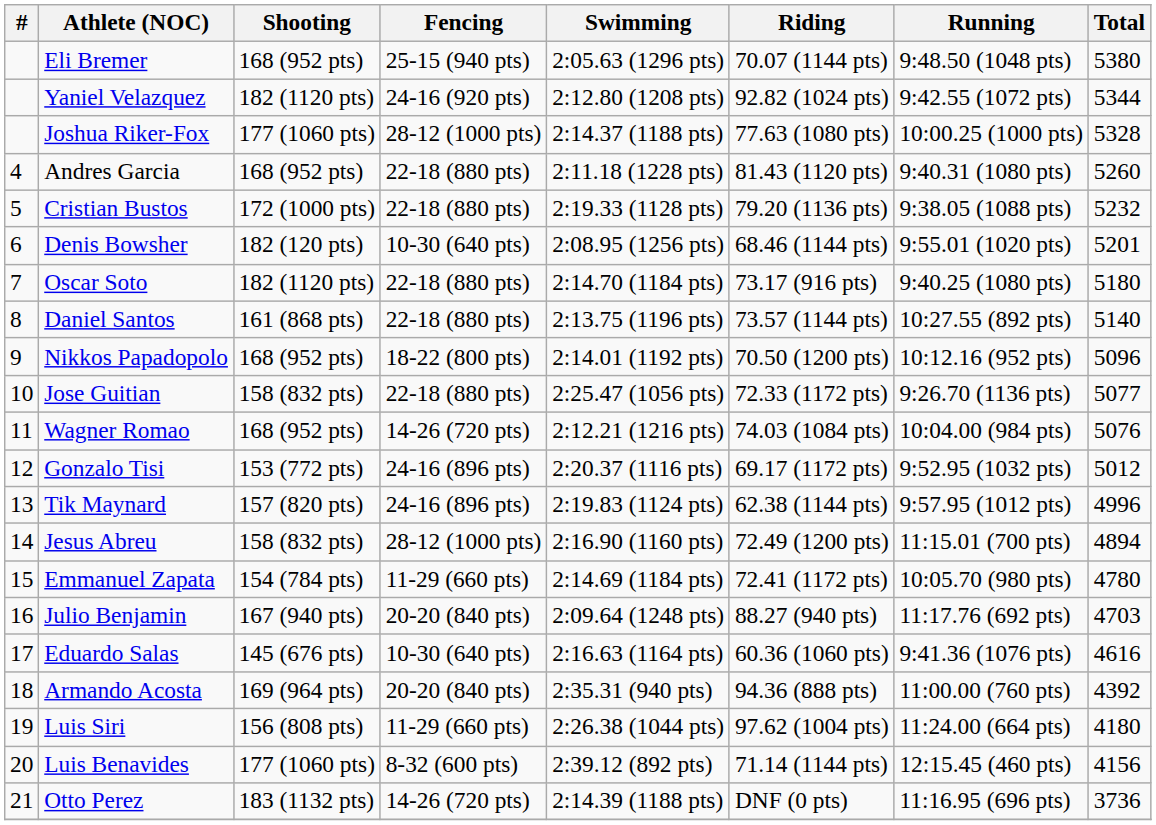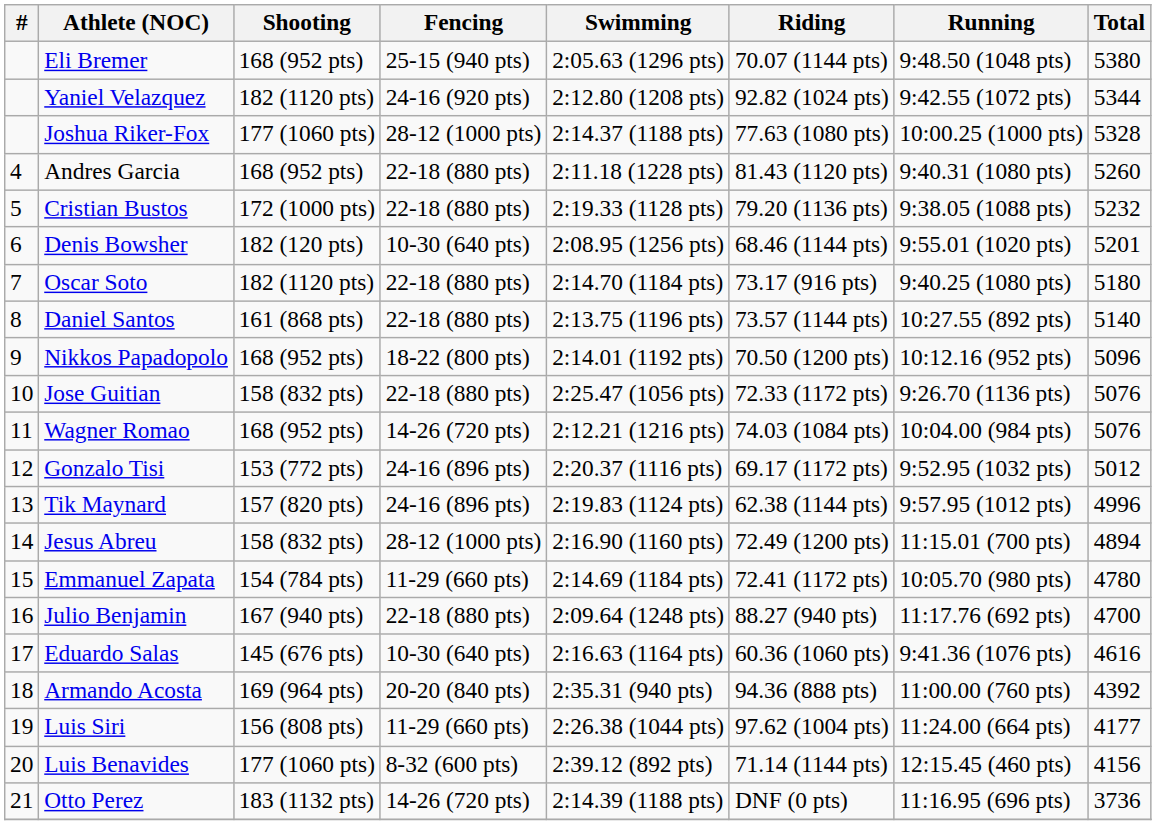(1117, 393) 5077 -> (1117, 393) 5076
(458, 615) 20-20 (840 pts) -> (458, 615) 22-18 (880 pts)
(1117, 615) 4703 -> (1117, 615) 4700
(1117, 726) 4180 -> (1117, 726) 4177
